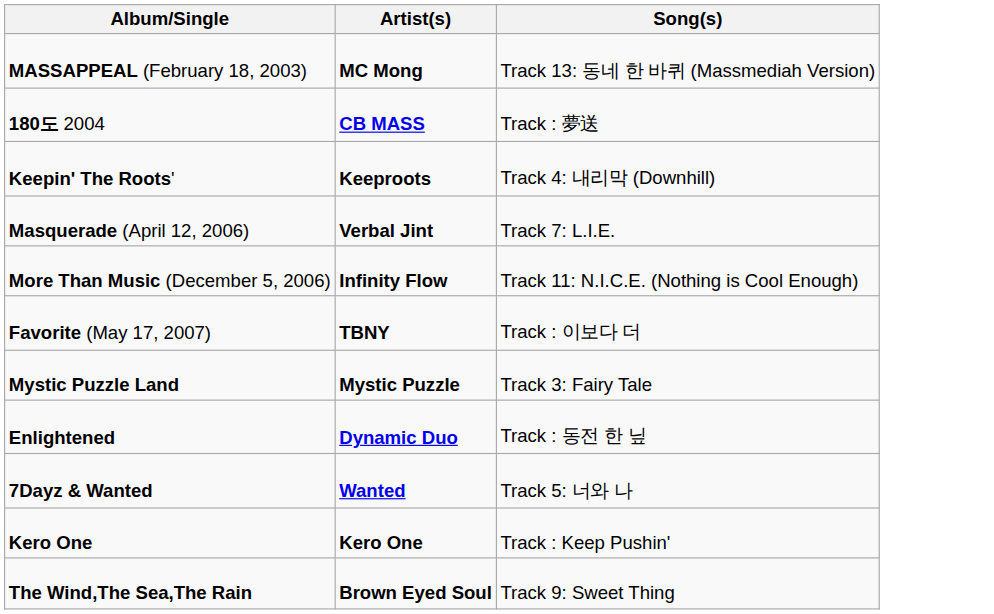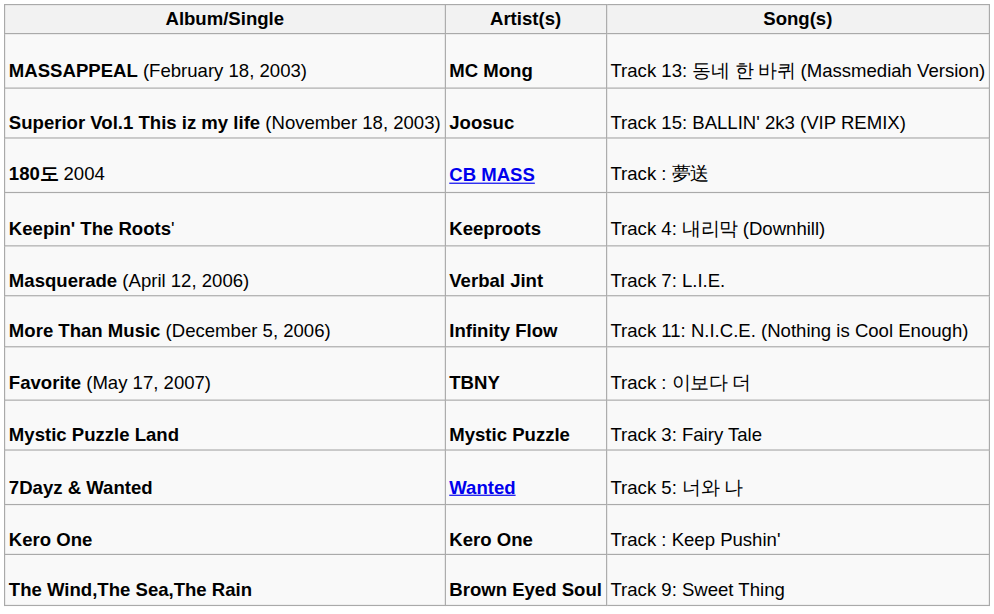+ row: (225, 123)
- row: (62, 437)
